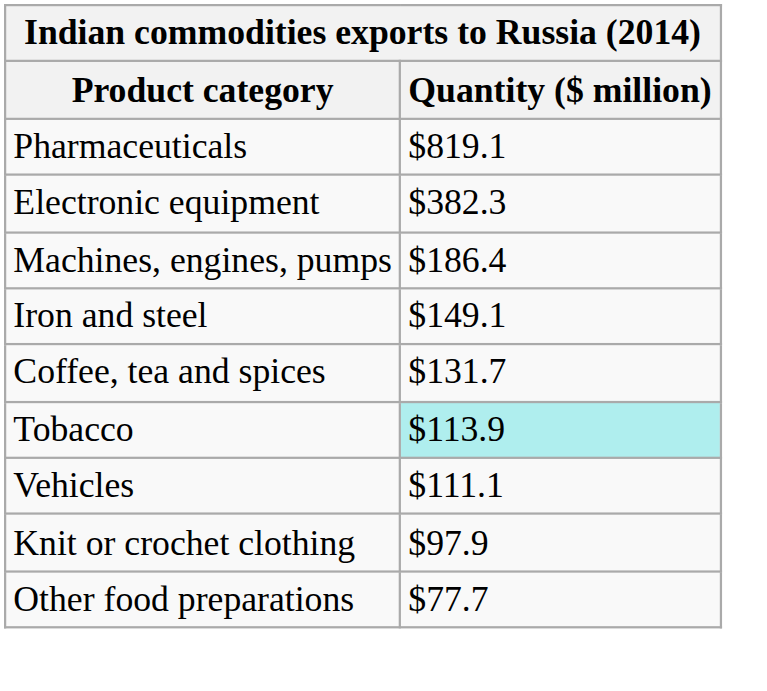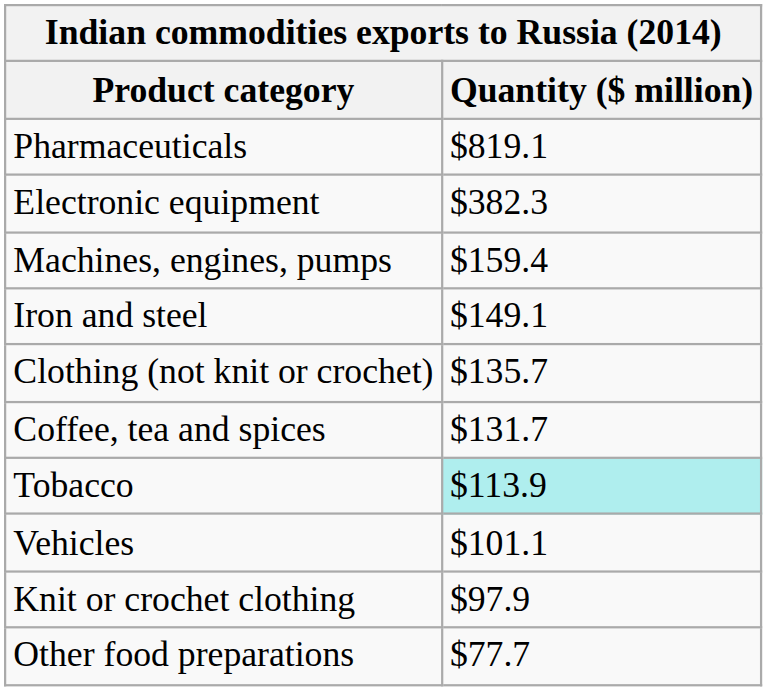(457, 259) $186.4 -> (499, 259) $159.4
+ row: (223, 372)
(456, 485) $111.1 -> (499, 542) $101.1
